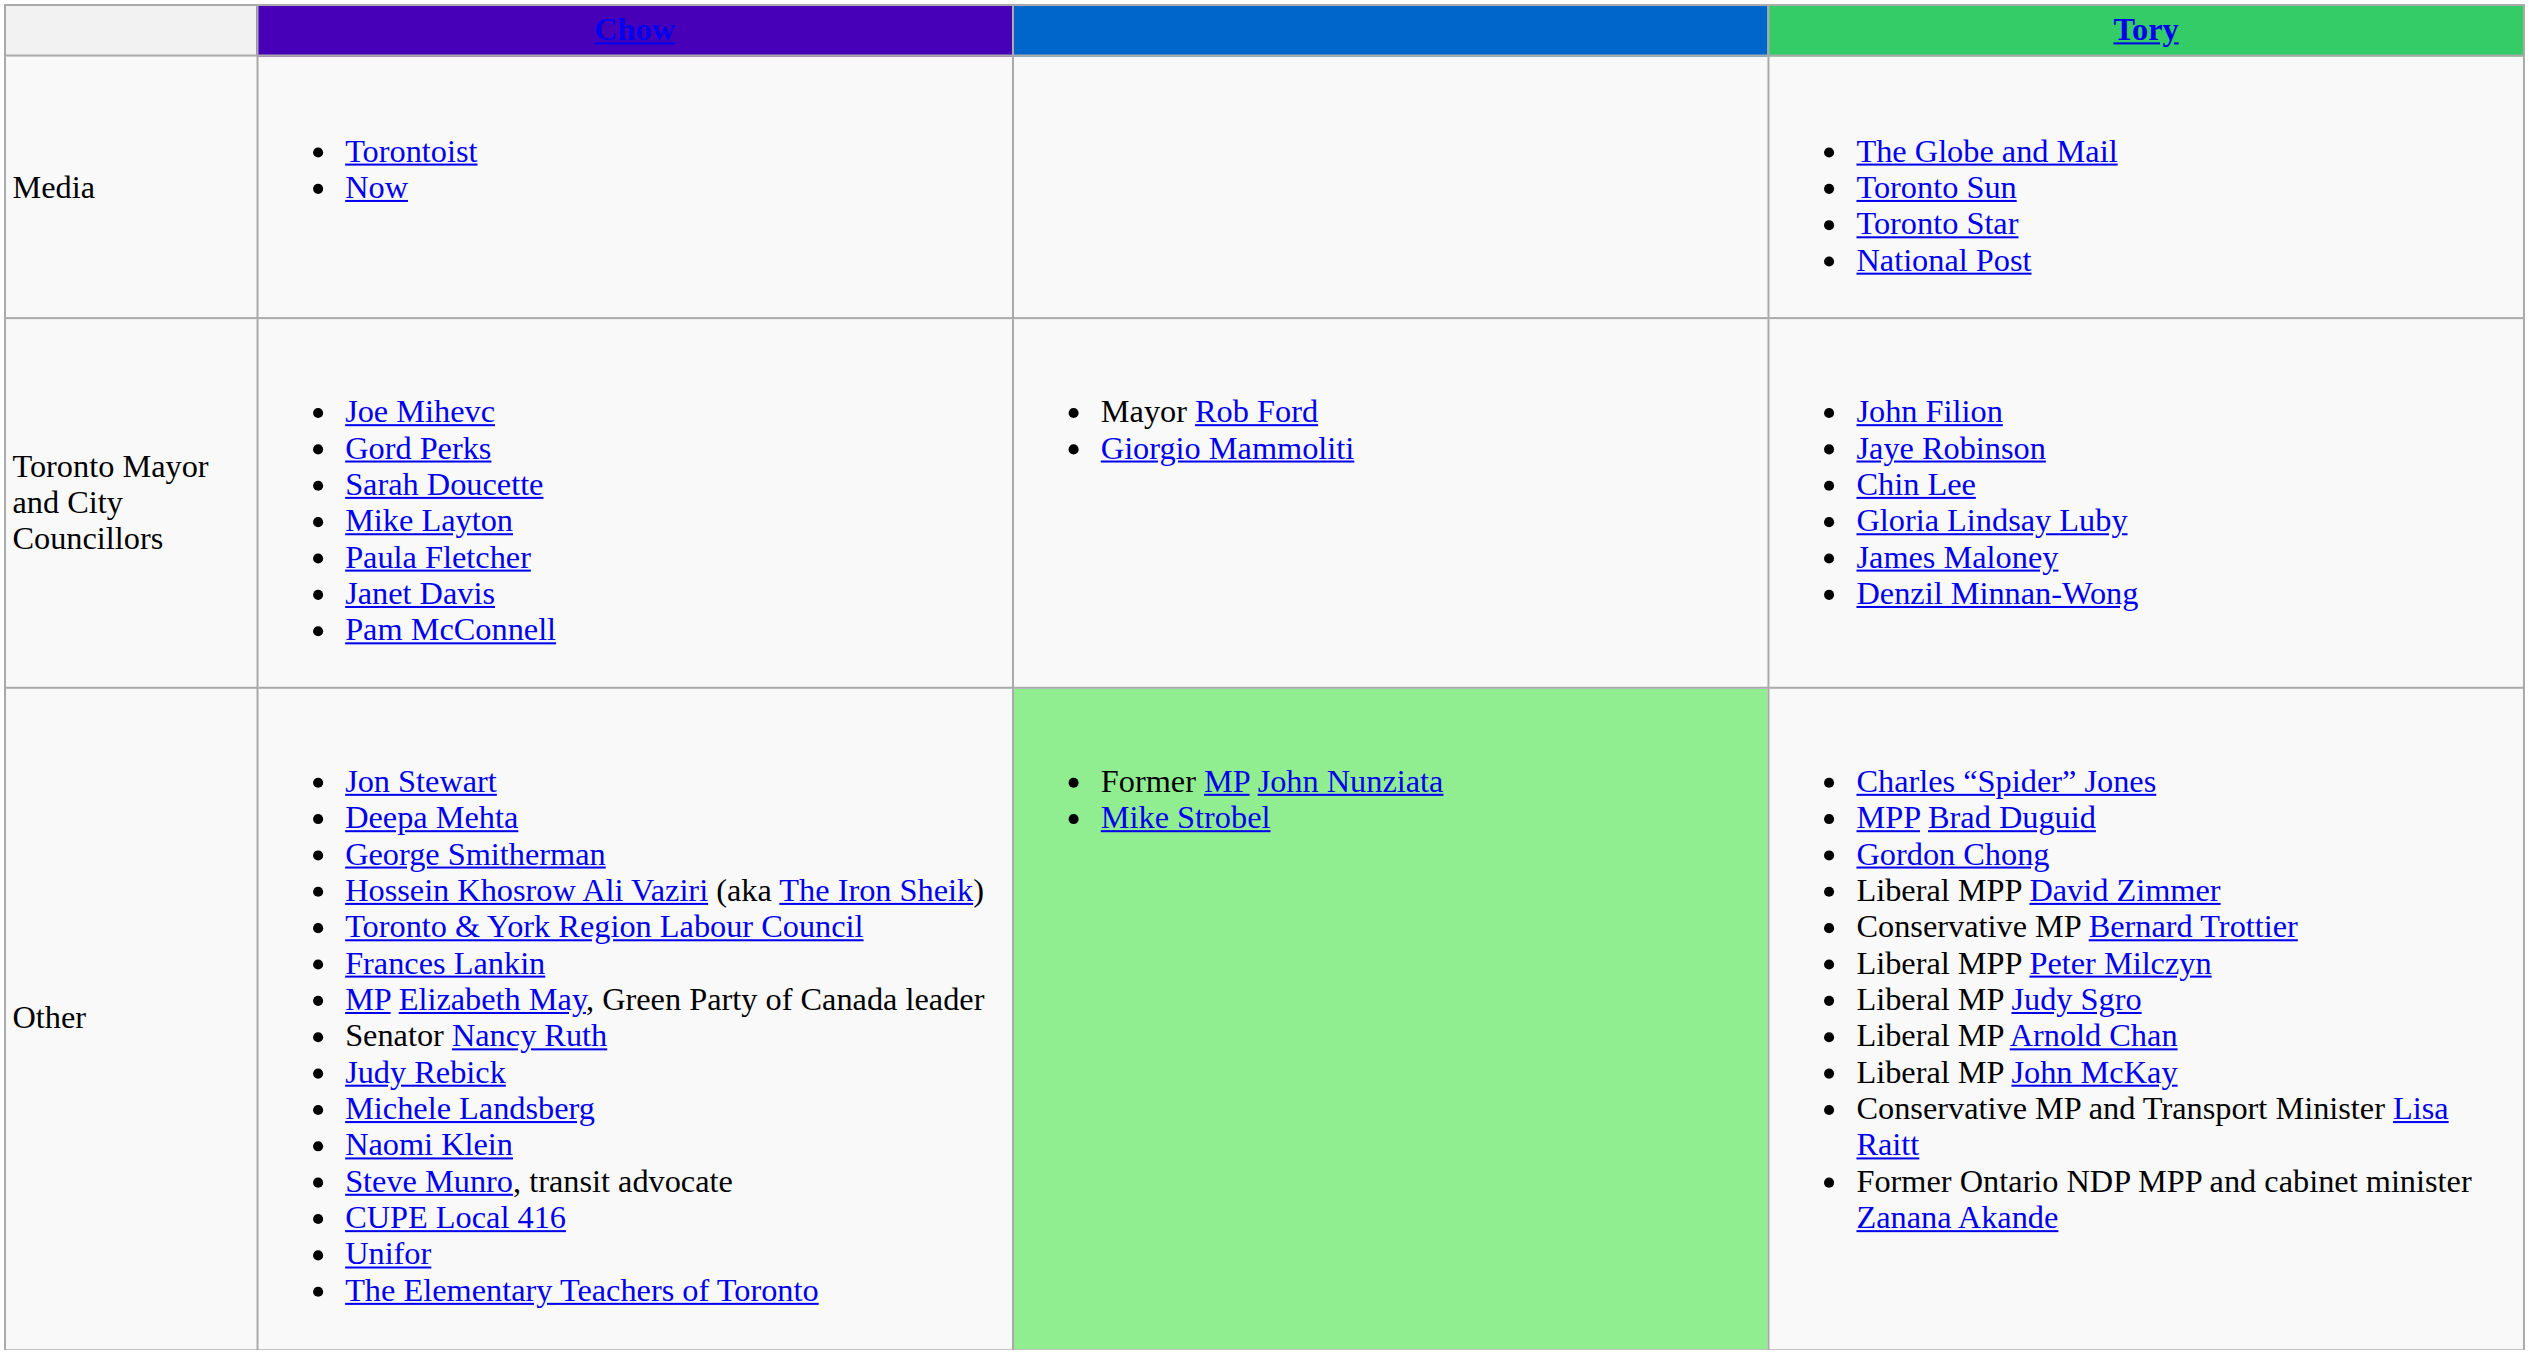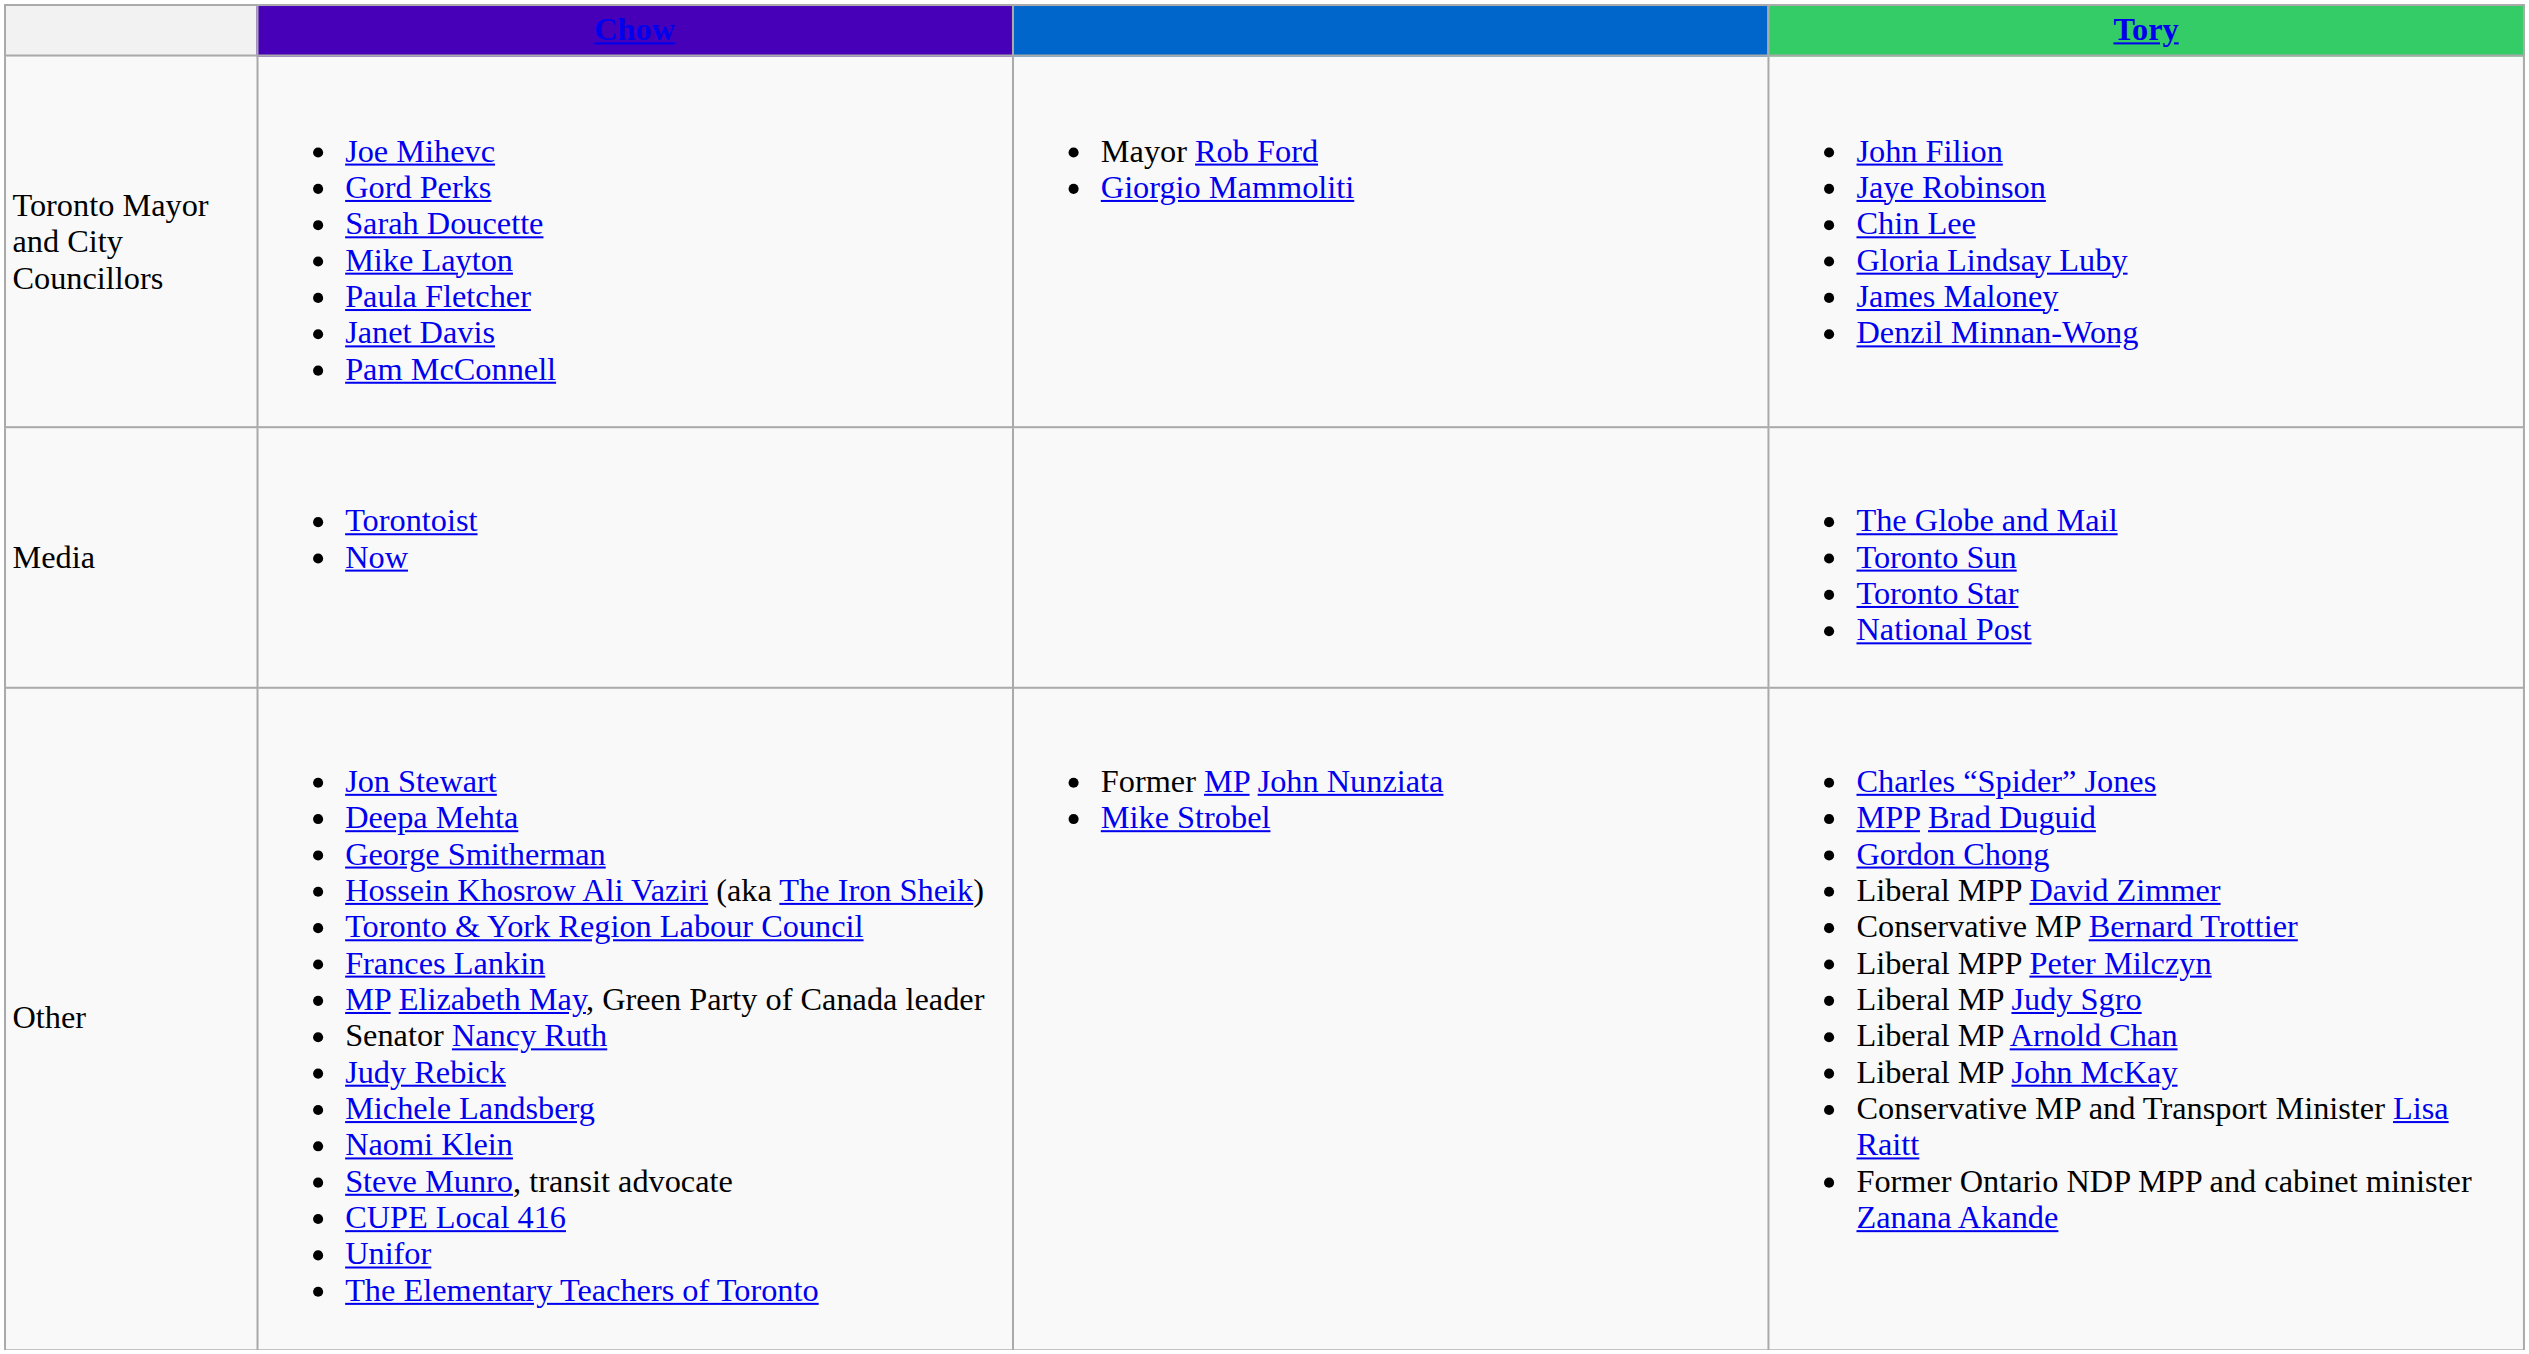rows swapped: (111, 502) <-> (54, 186)
(1390, 801) lightgreen background -> (1390, 801) no background
